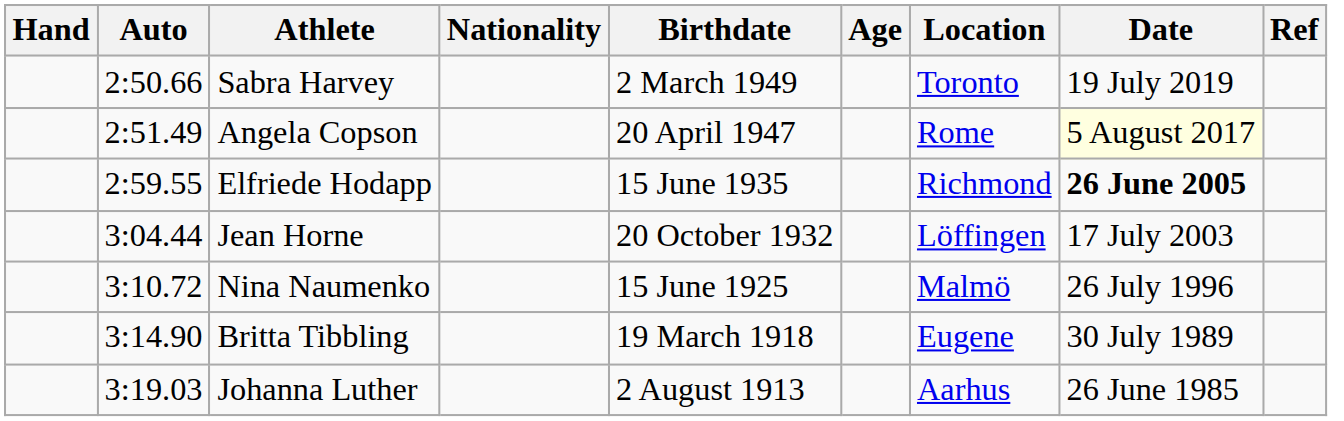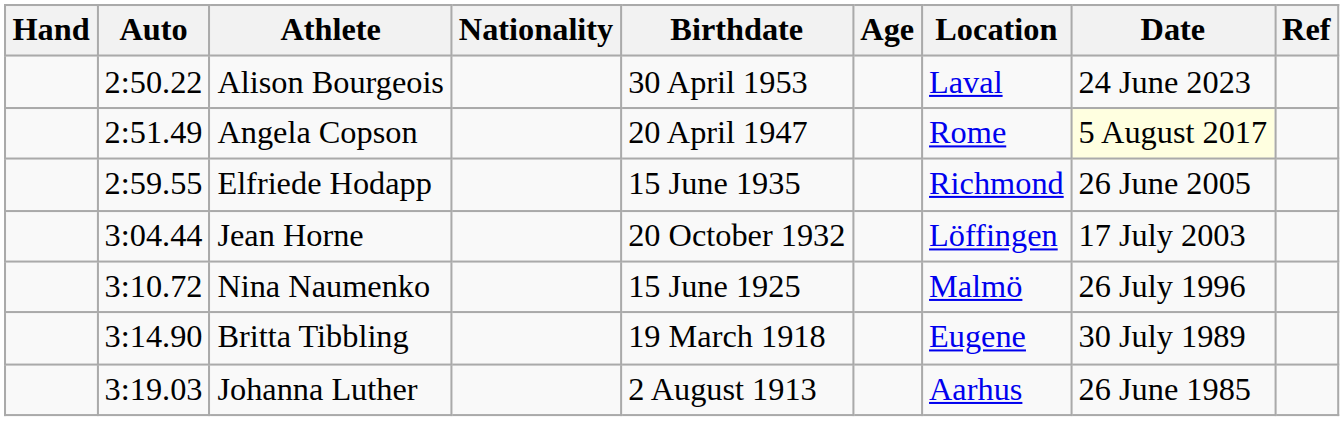+ row: (331, 81)
- row: (306, 81)
(1156, 183) bold -> (1165, 183) normal
